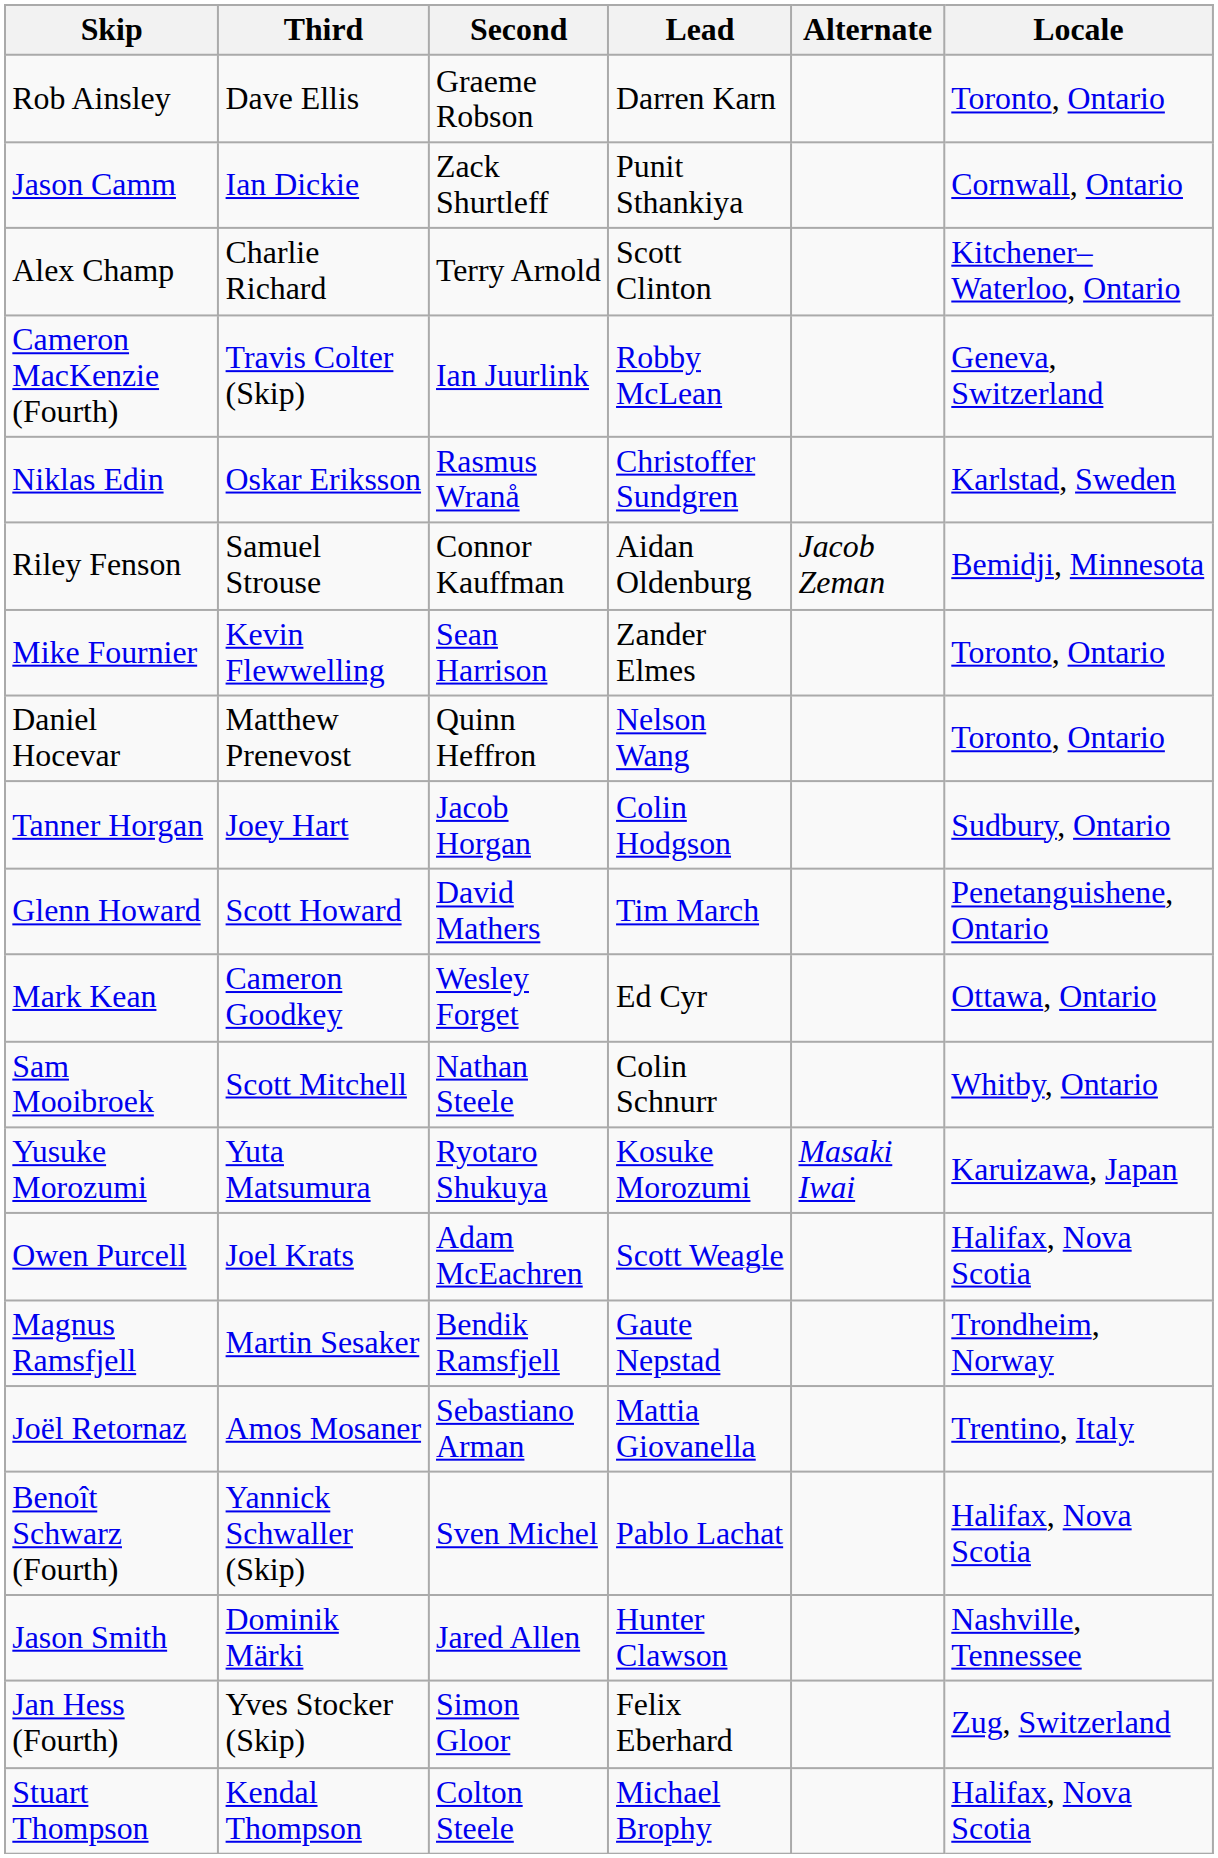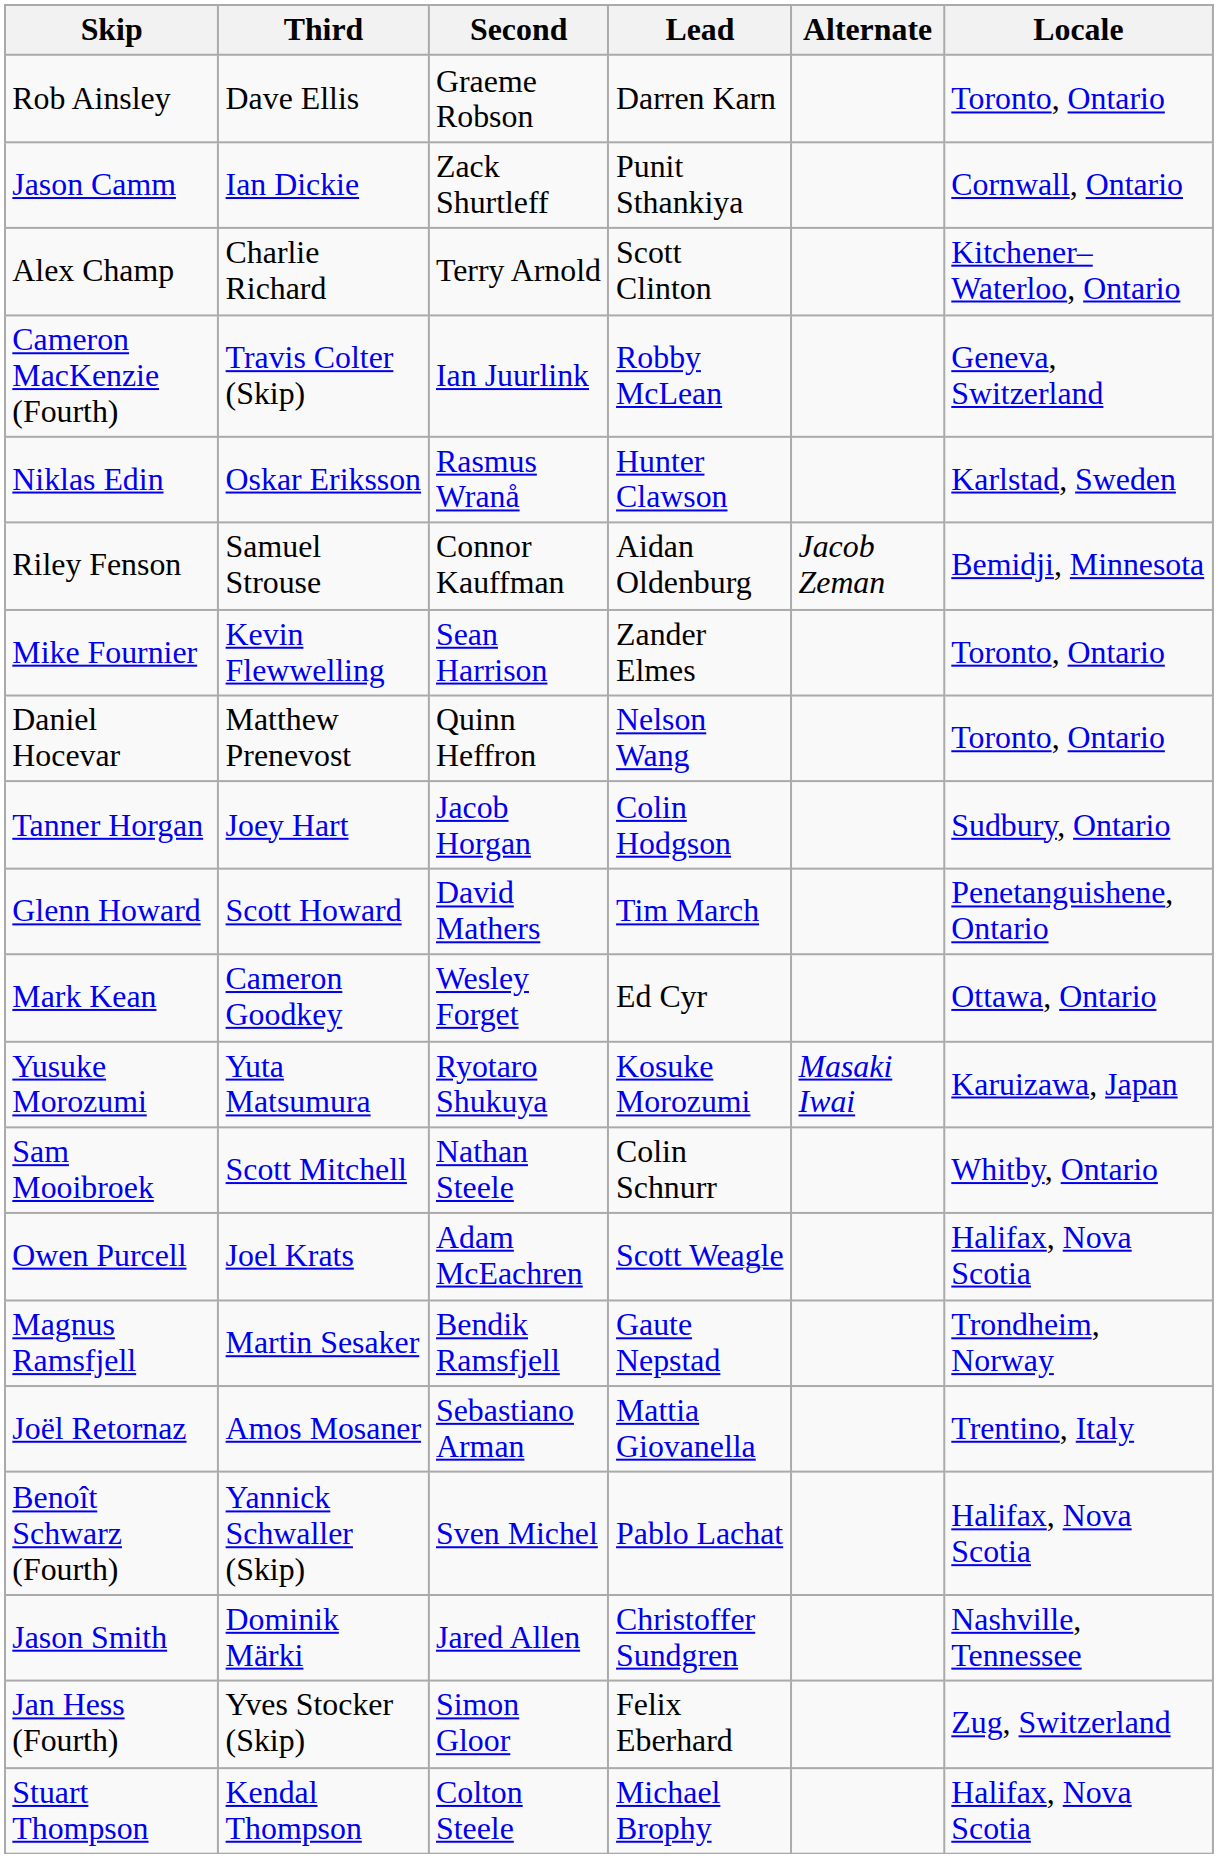(686, 479) Christoffer Sundgren -> (672, 479) Hunter Clawson
rows swapped: (83, 1083) <-> (80, 1169)
(672, 1637) Hunter Clawson -> (686, 1637) Christoffer Sundgren
